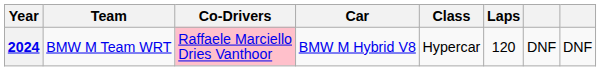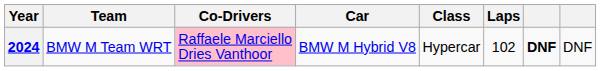(504, 47) 120 -> (504, 47) 102
(542, 47) normal -> (542, 47) bold
